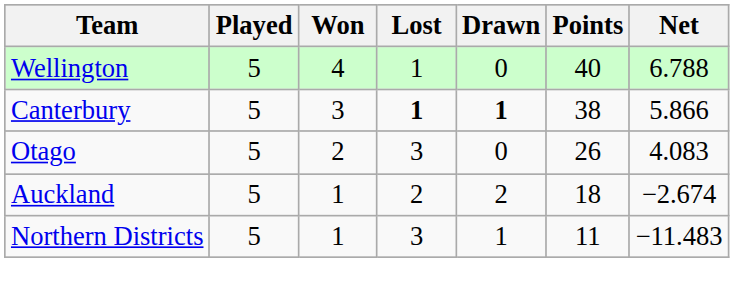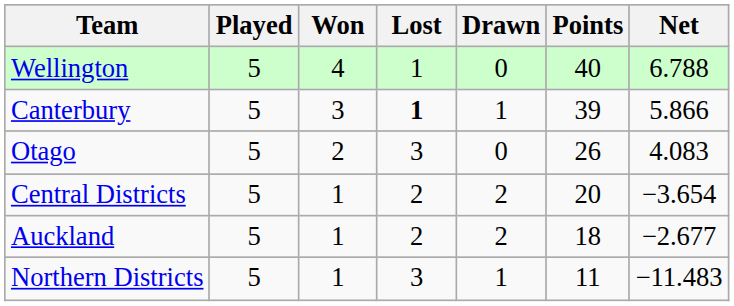(501, 109) bold -> (501, 109) normal
(588, 109) 38 -> (588, 109) 39
+ row: (98, 194)
(679, 194) −2.674 -> (679, 236) −2.677
